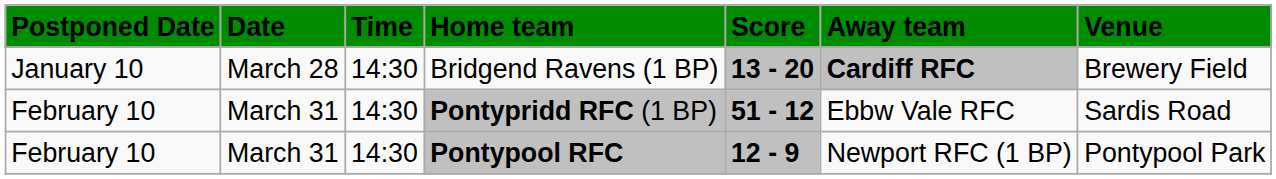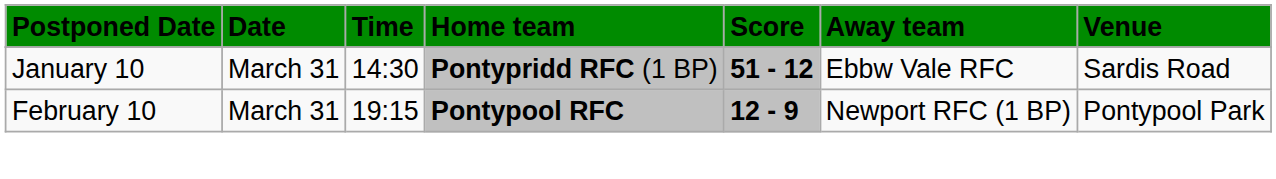- row: (574, 68)
(83, 111) February 10 -> (78, 68) January 10
(384, 153) 14:30 -> (385, 111) 19:15
